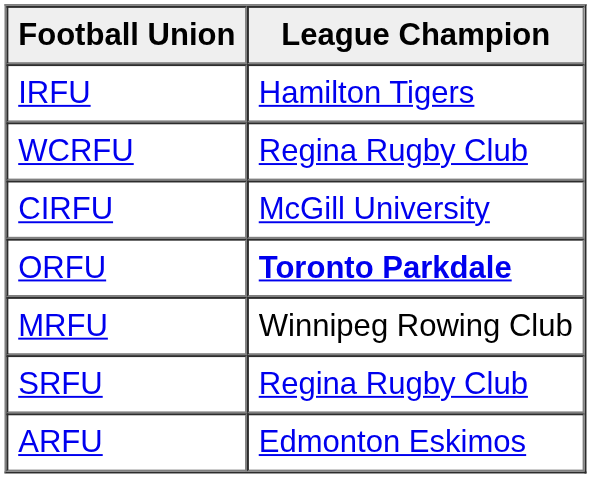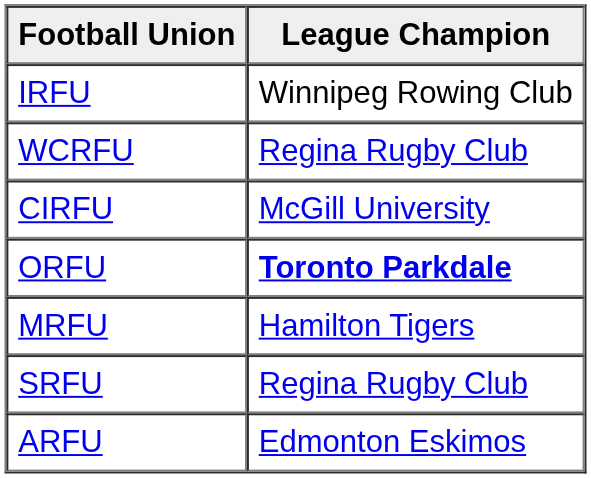(367, 92) Hamilton Tigers -> (416, 92) Winnipeg Rowing Club
(416, 325) Winnipeg Rowing Club -> (367, 325) Hamilton Tigers
